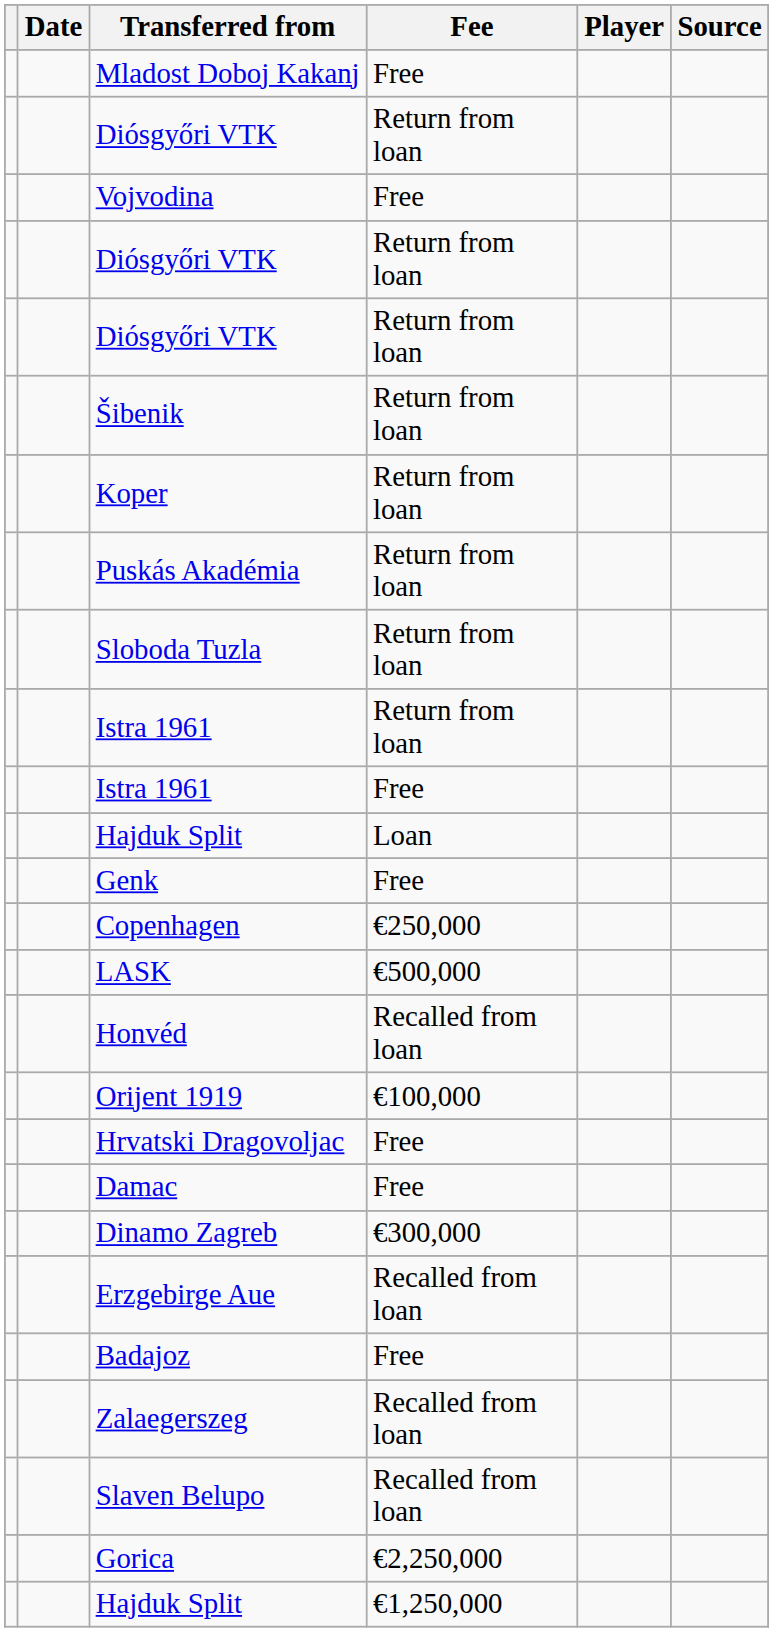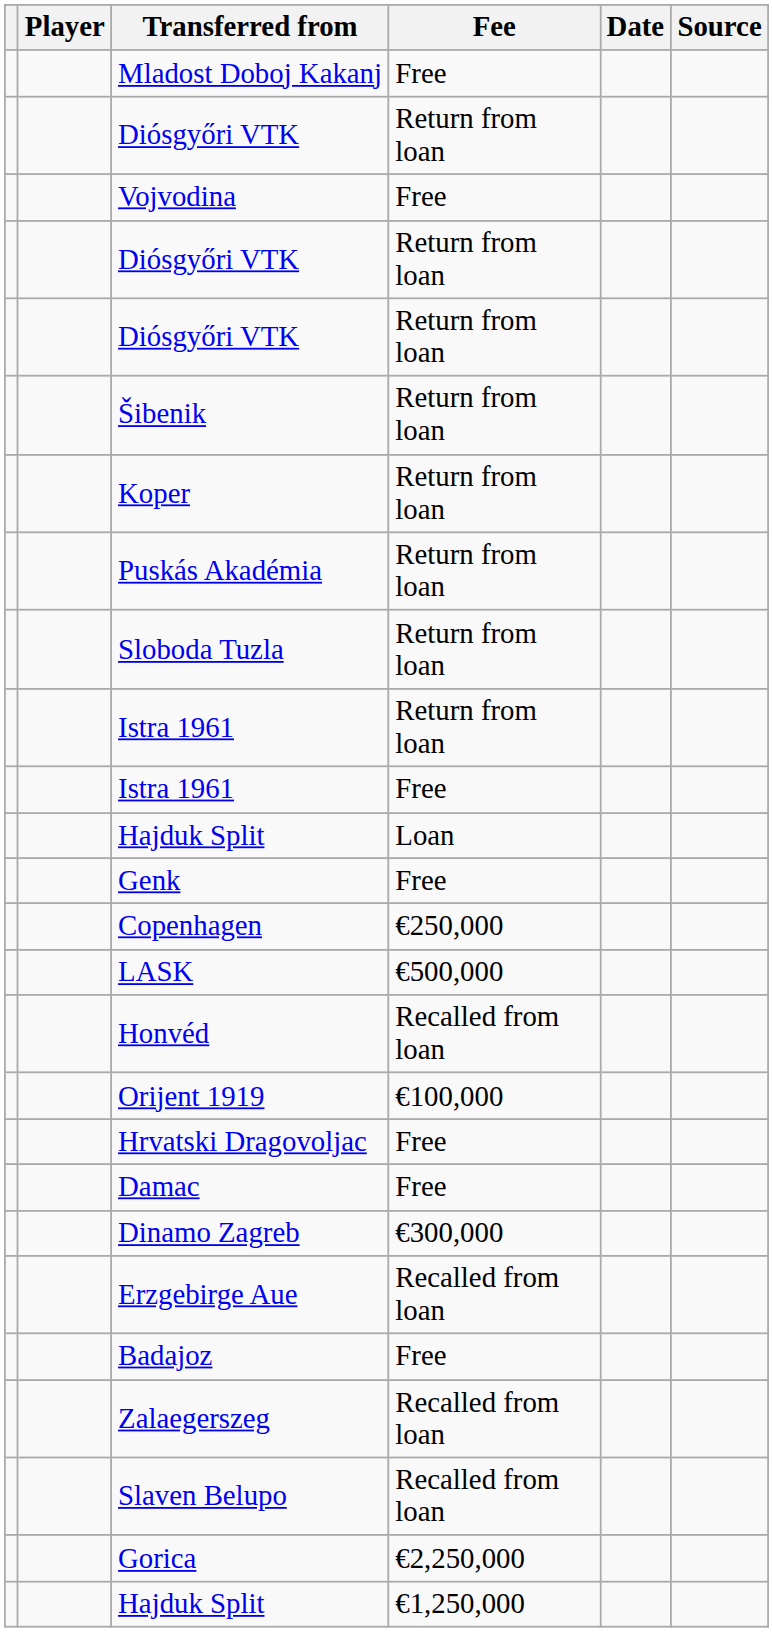columns swapped: (624, 27) <-> (54, 27)
